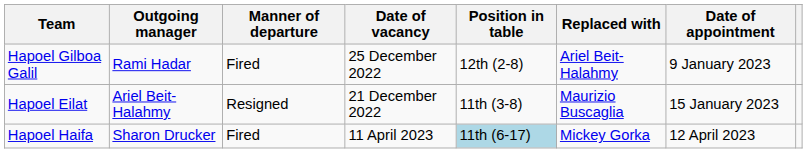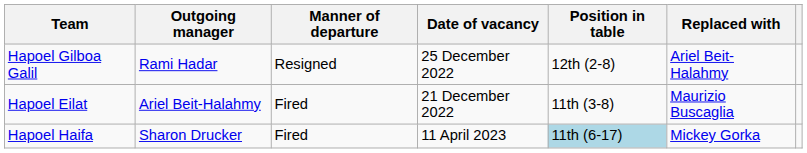- column: (731, 24)
(243, 64) Fired -> (306, 64) Resigned
(257, 104) Resigned -> (291, 104) Fired
